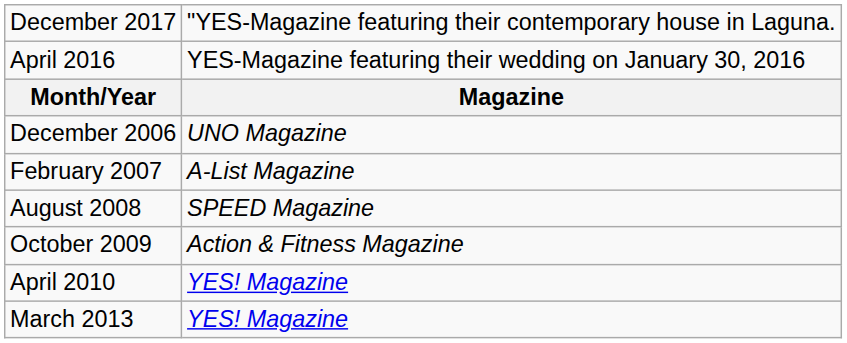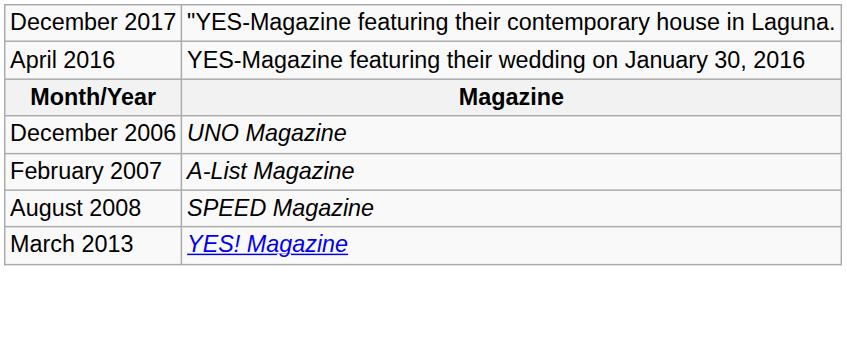- row: (81, 245)
- row: (63, 282)
